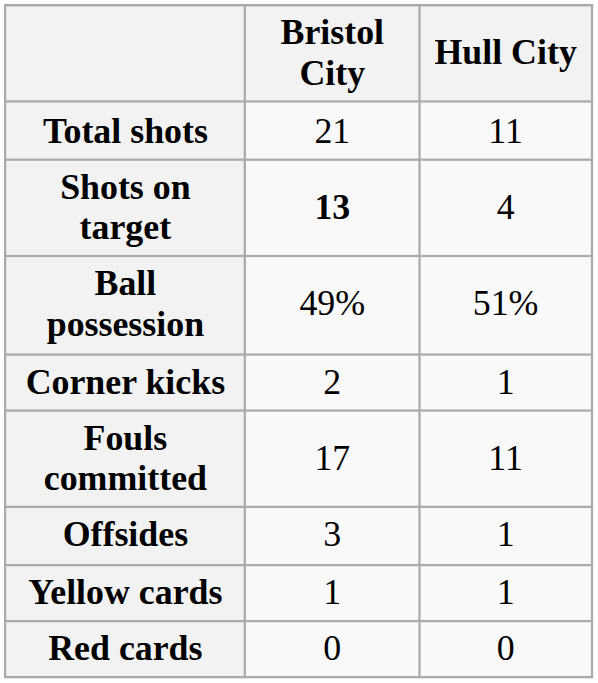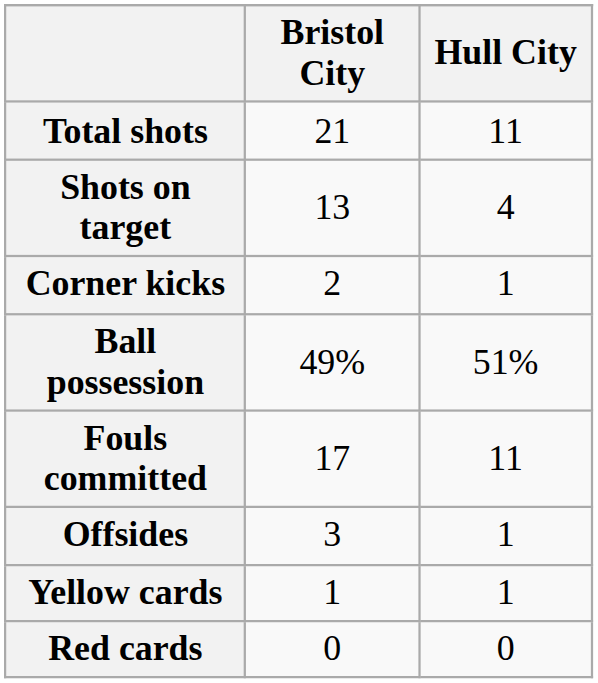(332, 207) bold -> (332, 207) normal
rows swapped: (125, 304) <-> (125, 381)
